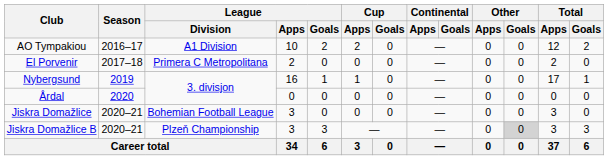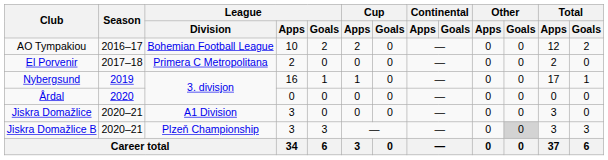(211, 46) A1 Division -> (211, 46) Bohemian Football League
(211, 113) Bohemian Football League -> (211, 113) A1 Division
